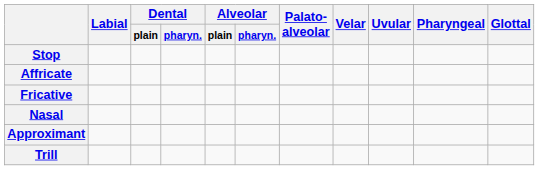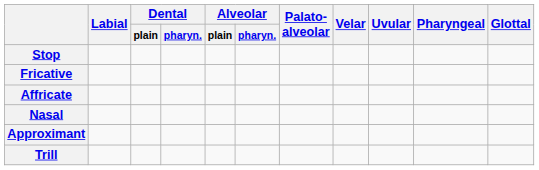rows swapped: (46, 74) <-> (46, 94)
